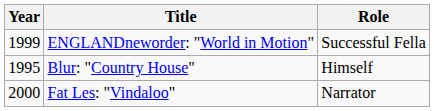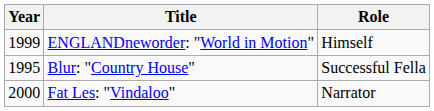(374, 42) Successful Fella -> (347, 42) Himself
(347, 67) Himself -> (374, 67) Successful Fella
